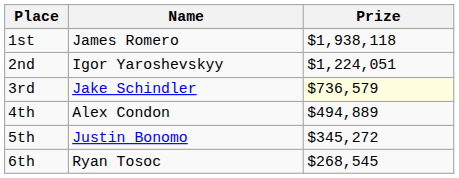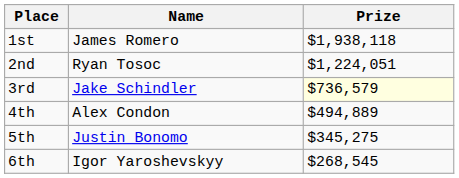(148, 65) Igor Yaroshevskyy -> (117, 65) Ryan Tosoc
(343, 137) $345,272 -> (343, 137) $345,275
(117, 162) Ryan Tosoc -> (148, 162) Igor Yaroshevskyy
